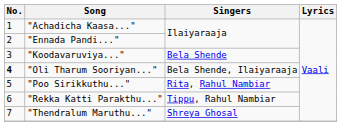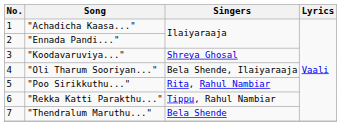(197, 56) Bela Shende -> (202, 56) Shreya Ghosal
(9, 70) bold -> (9, 70) normal
(202, 114) Shreya Ghosal -> (197, 114) Bela Shende
